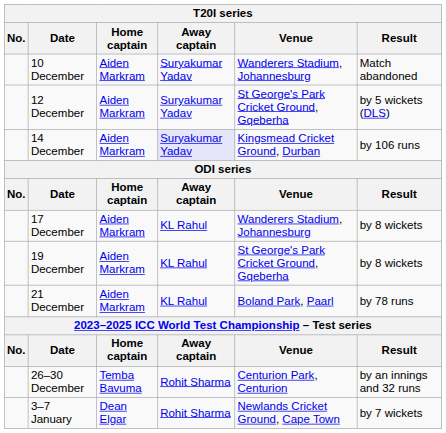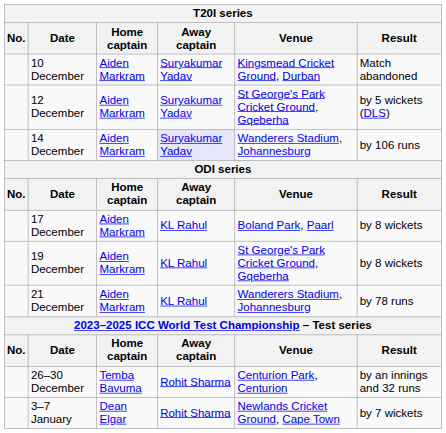(290, 69) Wanderers Stadium, Johannesburg -> (286, 69) Kingsmead Cricket Ground, Durban
(286, 145) Kingsmead Cricket Ground, Durban -> (290, 145) Wanderers Stadium, Johannesburg
(290, 225) Wanderers Stadium, Johannesburg -> (286, 225) Boland Park, Paarl
(286, 301) Boland Park, Paarl -> (290, 301) Wanderers Stadium, Johannesburg
